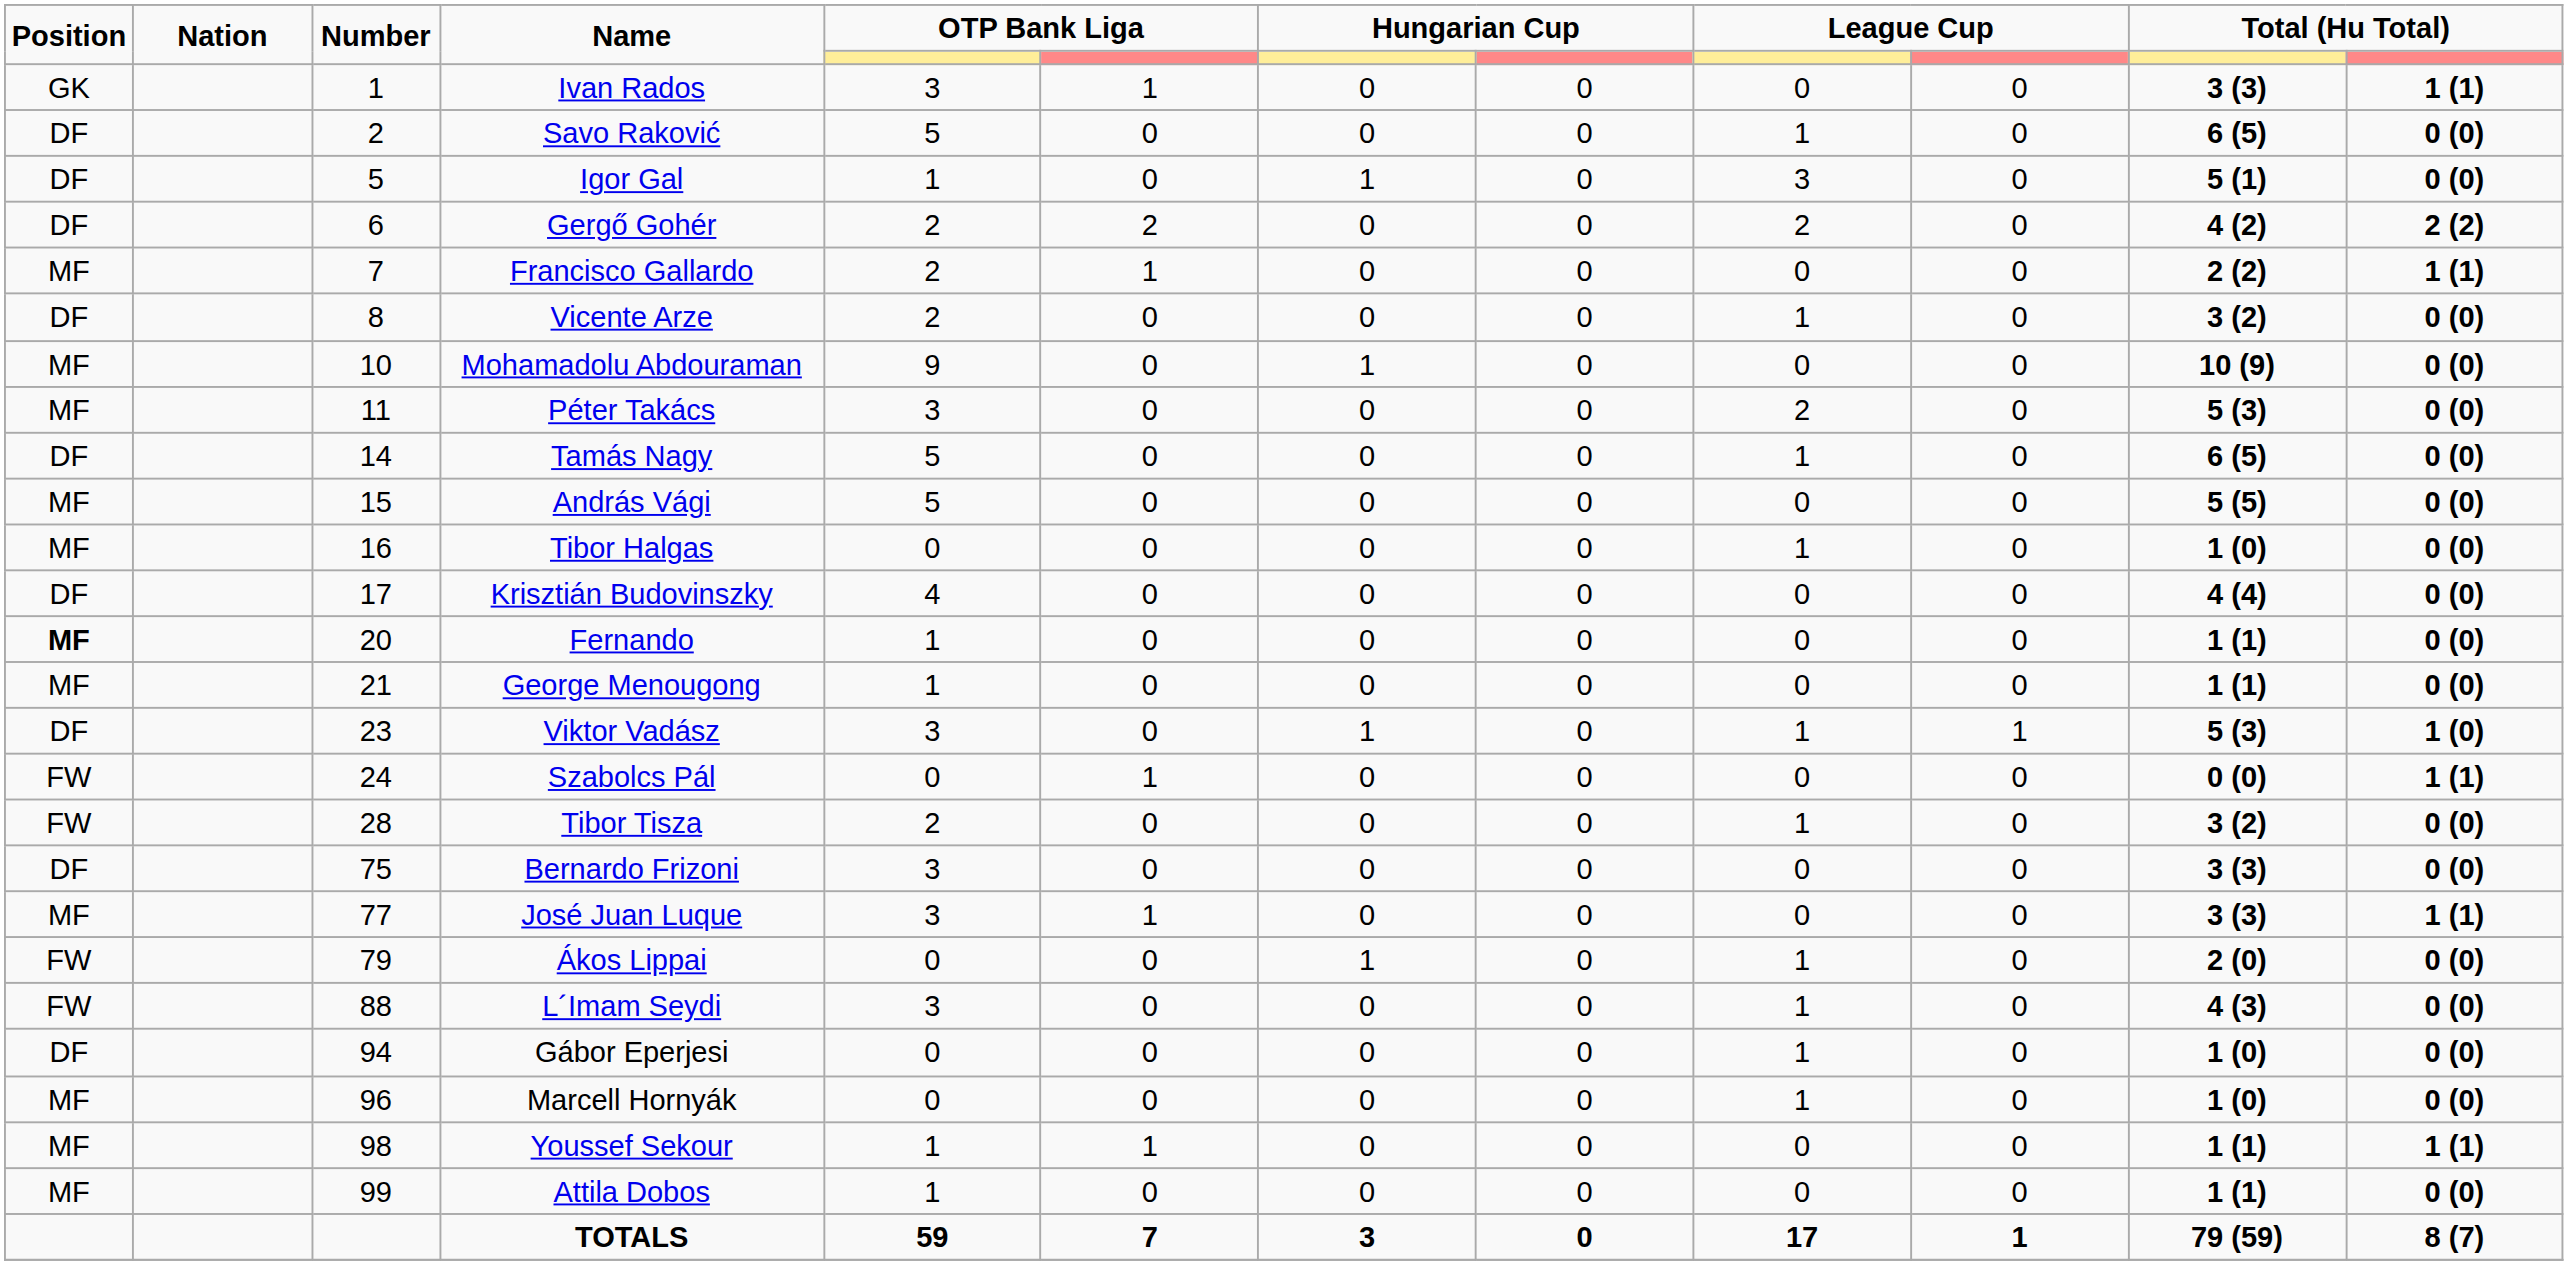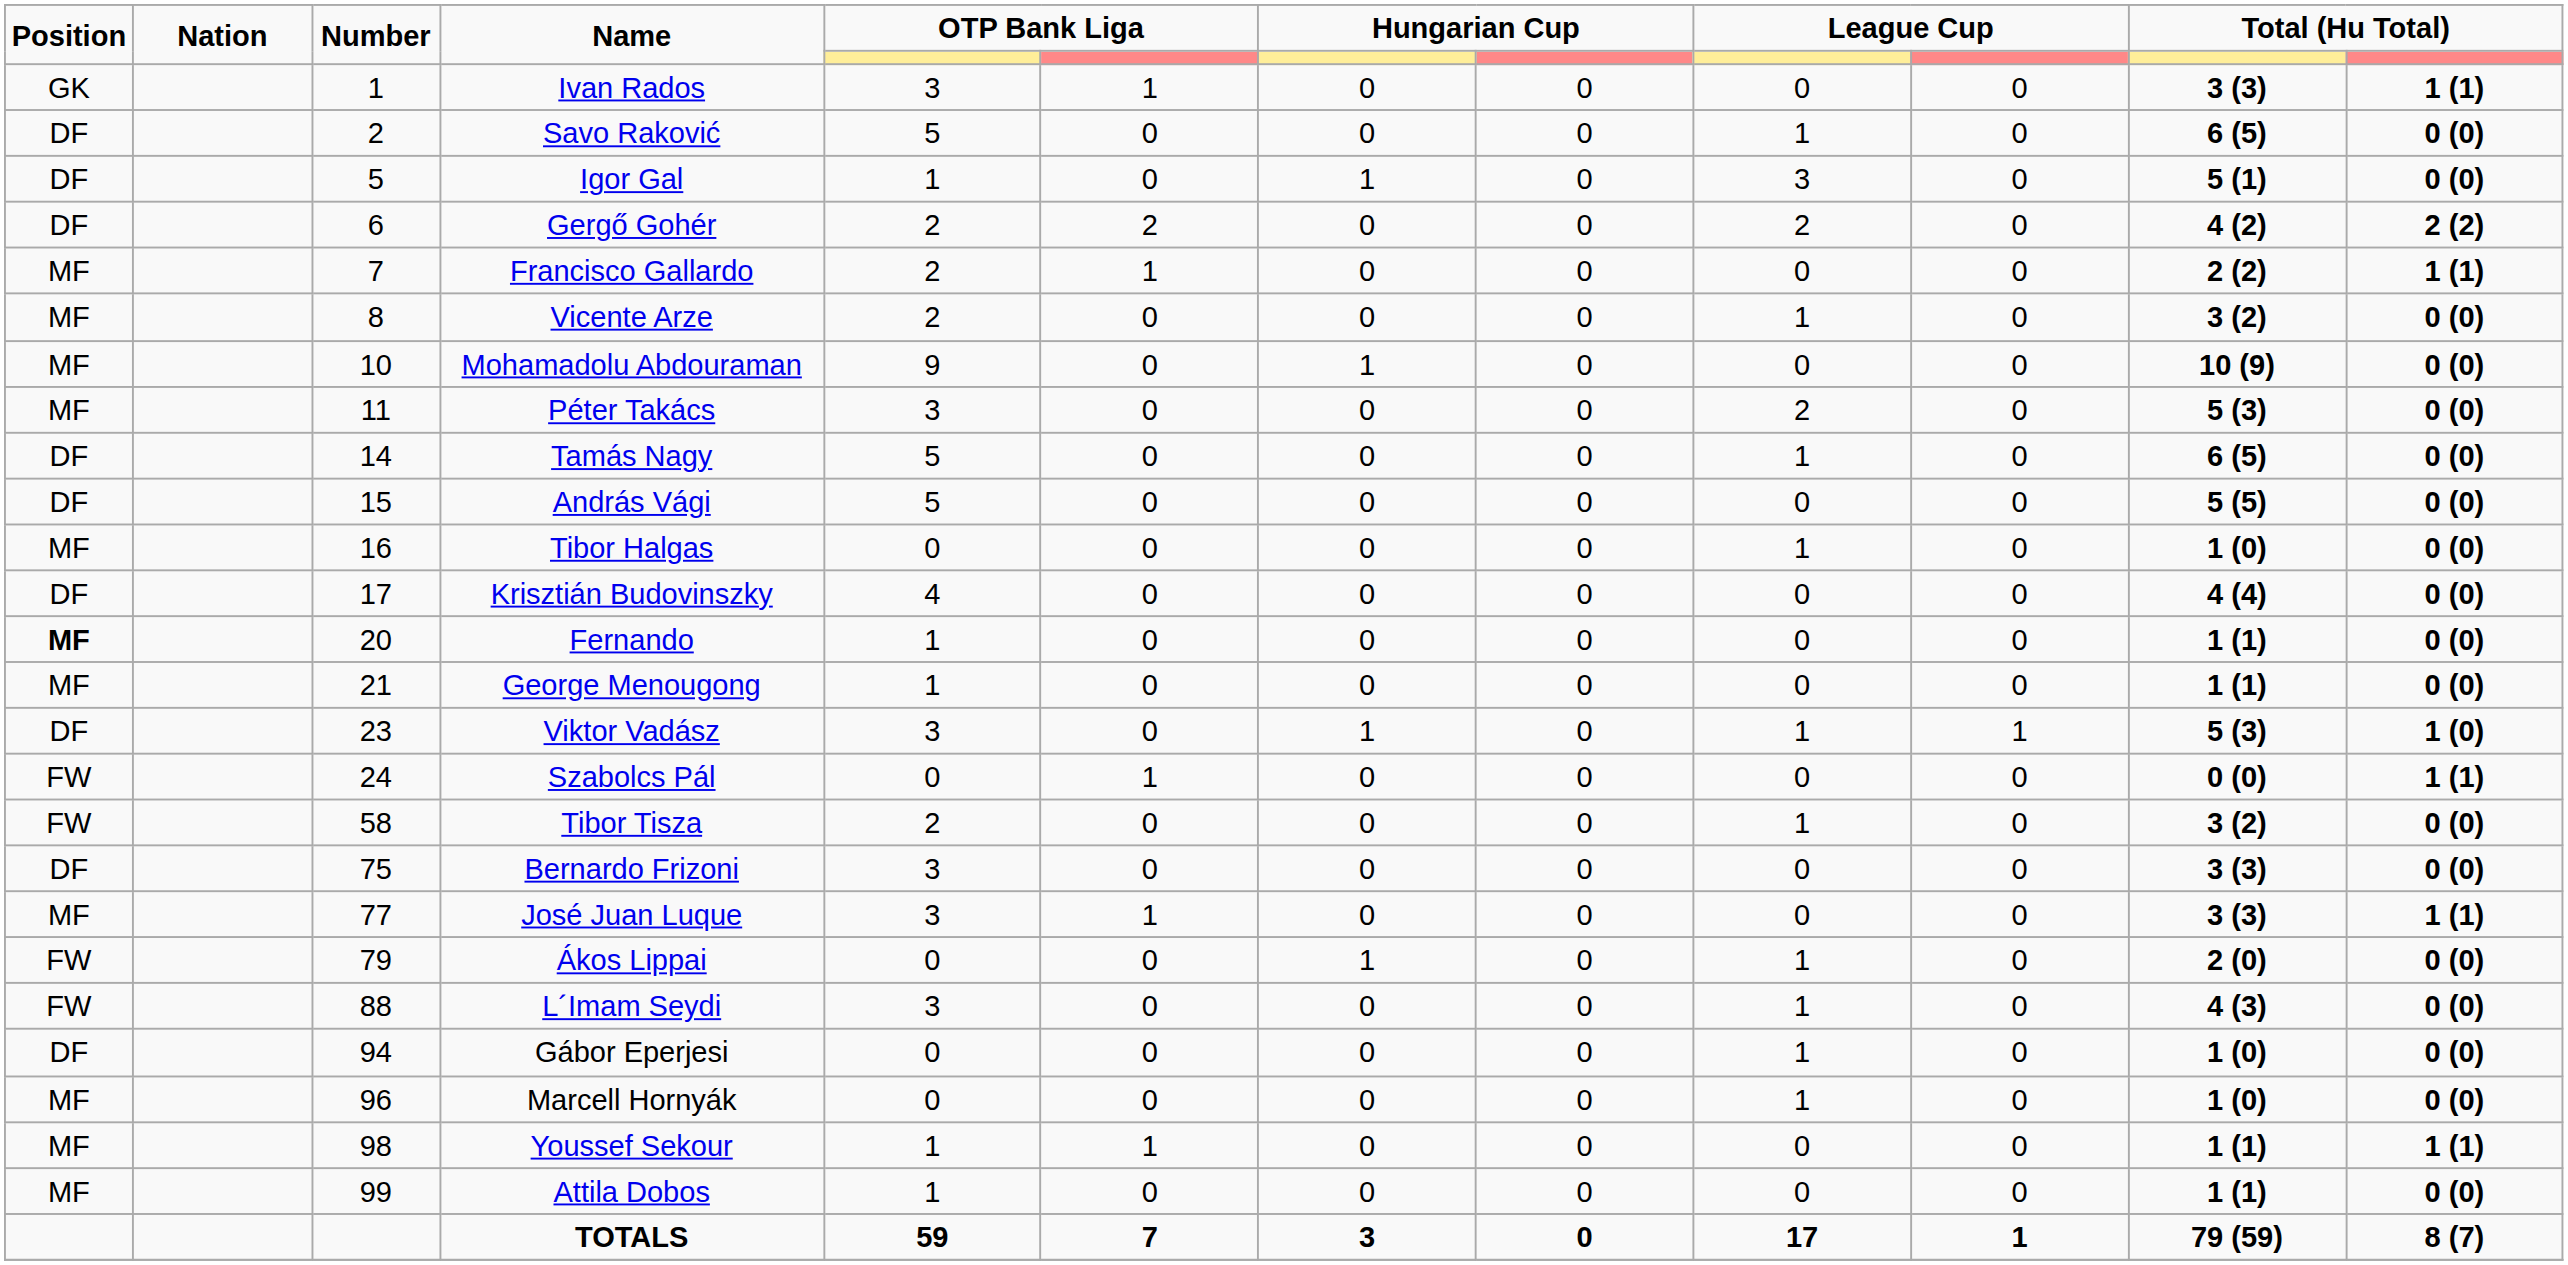(69, 317) DF -> (69, 317) MF
(69, 501) MF -> (69, 501) DF
(376, 823) 28 -> (376, 823) 58
